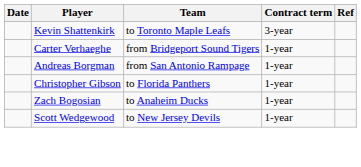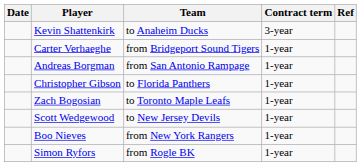(178, 30) to Toronto Maple Leafs -> (167, 30) to Anaheim Ducks
(167, 100) to Anaheim Ducks -> (178, 100) to Toronto Maple Leafs
+ row: (60, 135)
+ row: (65, 153)
